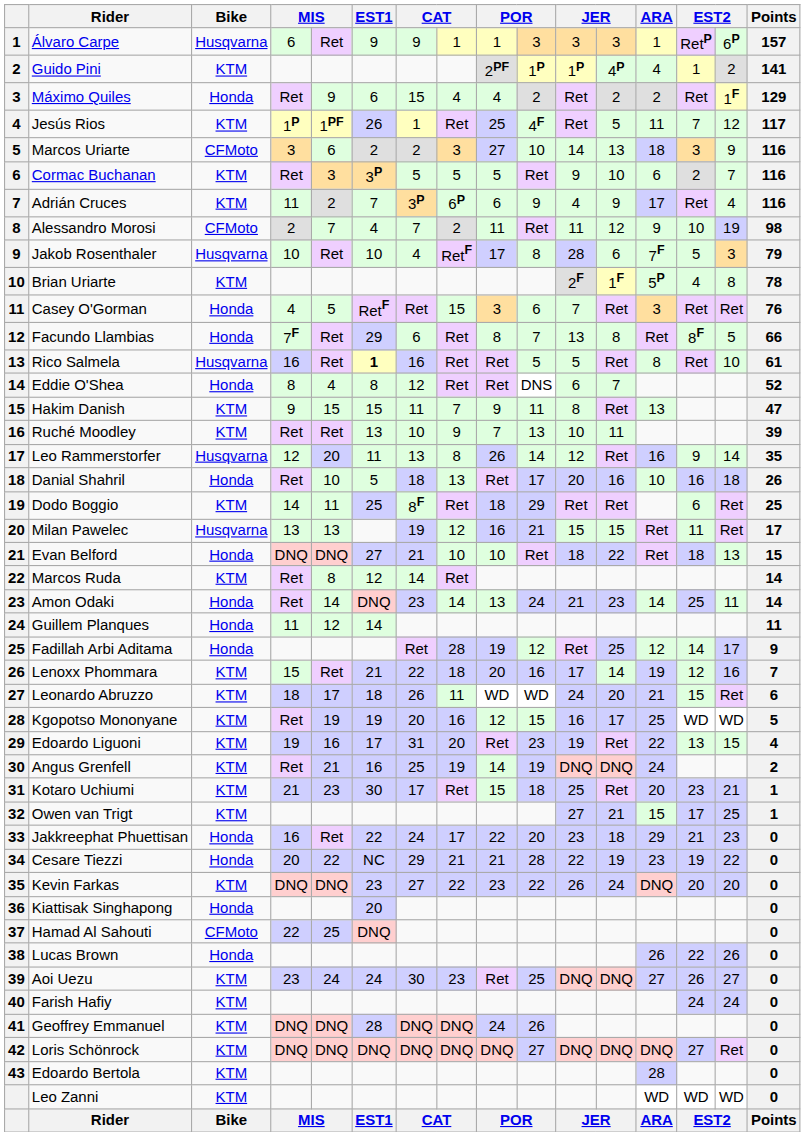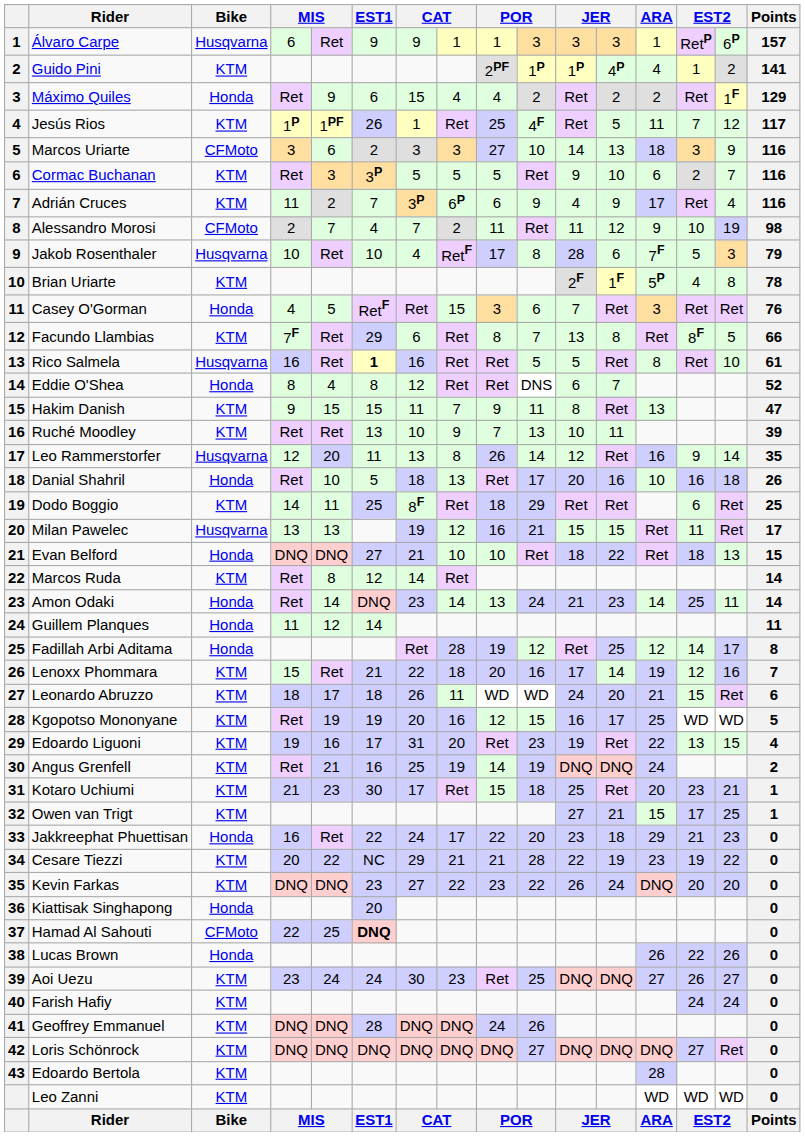(416, 149) 2 -> (416, 149) 3
(231, 336) Honda -> (231, 336) KTM
(774, 648) 9 -> (774, 648) 8
(231, 860) Honda -> (231, 860) KTM
(374, 931) normal -> (374, 931) bold
